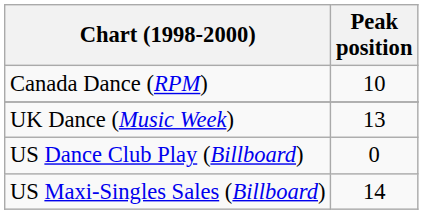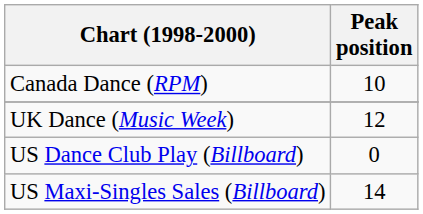(374, 119) 13 -> (374, 119) 12
